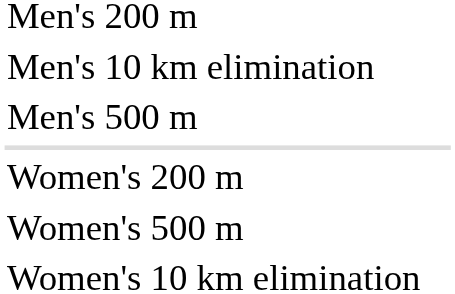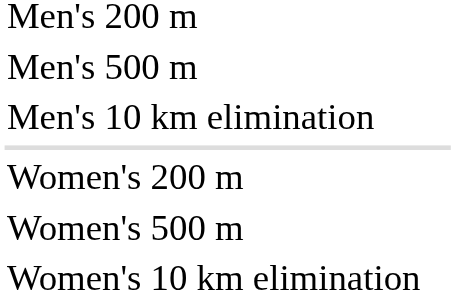rows swapped: (102, 117) <-> (191, 66)
